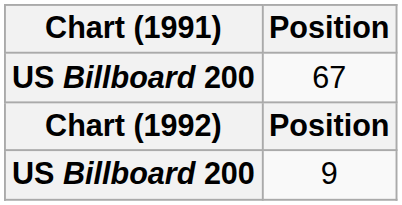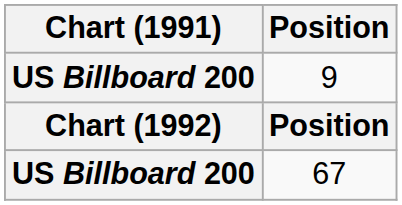rows swapped: (329, 174) <-> (329, 77)
